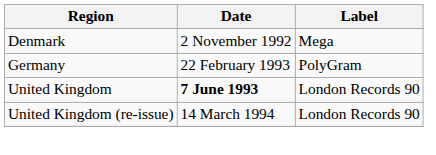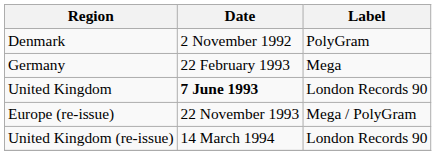(316, 41) Mega -> (338, 41) PolyGram
(330, 65) PolyGram -> (324, 65) Mega
+ row: (61, 114)
